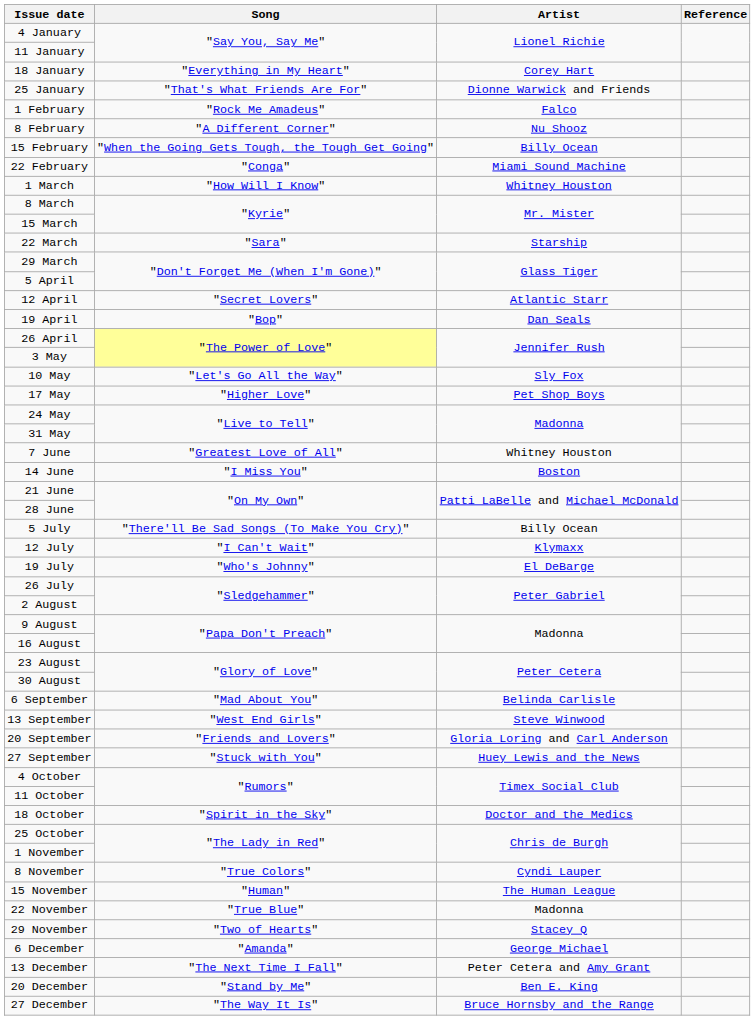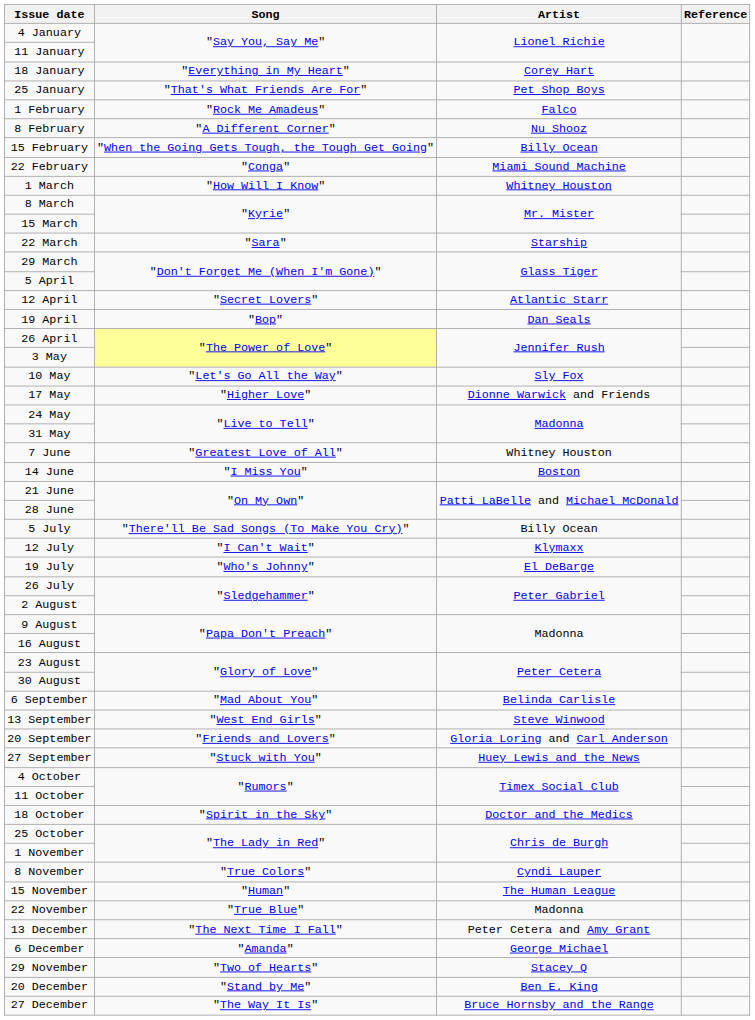(559, 90) Dionne Warwick and Friends -> (559, 90) Pet Shop Boys
(559, 395) Pet Shop Boys -> (559, 395) Dionne Warwick and Friends
rows swapped: (49, 929) <-> (49, 967)
